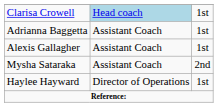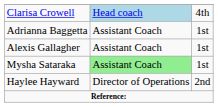(202, 12) 1st -> (202, 12) 4th
(127, 64) no background -> (127, 64) lightgreen background
(202, 64) 2nd -> (202, 64) 1st
(202, 81) 1st -> (202, 81) 2nd
